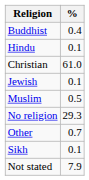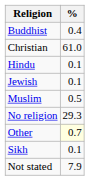rows swapped: (28, 64) <-> (21, 47)
(75, 132) no background -> (75, 132) lightyellow background
